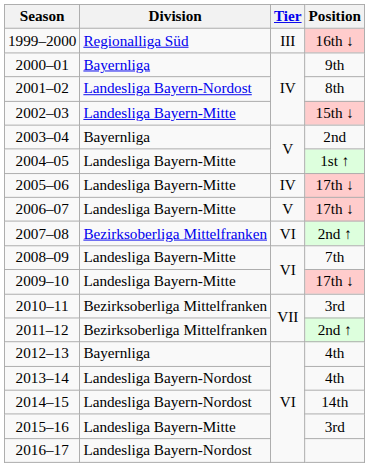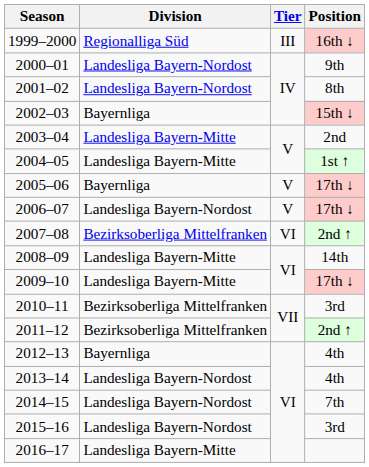(117, 64) Bayernliga -> (168, 64) Landesliga Bayern-Nordost
(160, 112) Landesliga Bayern-Mitte -> (117, 112) Bayernliga
(117, 137) Bayernliga -> (160, 137) Landesliga Bayern-Mitte
(160, 185) Landesliga Bayern-Mitte -> (117, 185) Bayernliga
(288, 185) IV -> (288, 185) V
(160, 209) Landesliga Bayern-Mitte -> (168, 209) Landesliga Bayern-Nordost
(335, 257) 7th -> (335, 257) 14th
(335, 402) 14th -> (335, 402) 7th
(160, 426) Landesliga Bayern-Mitte -> (168, 426) Landesliga Bayern-Nordost
(168, 450) Landesliga Bayern-Nordost -> (160, 450) Landesliga Bayern-Mitte
